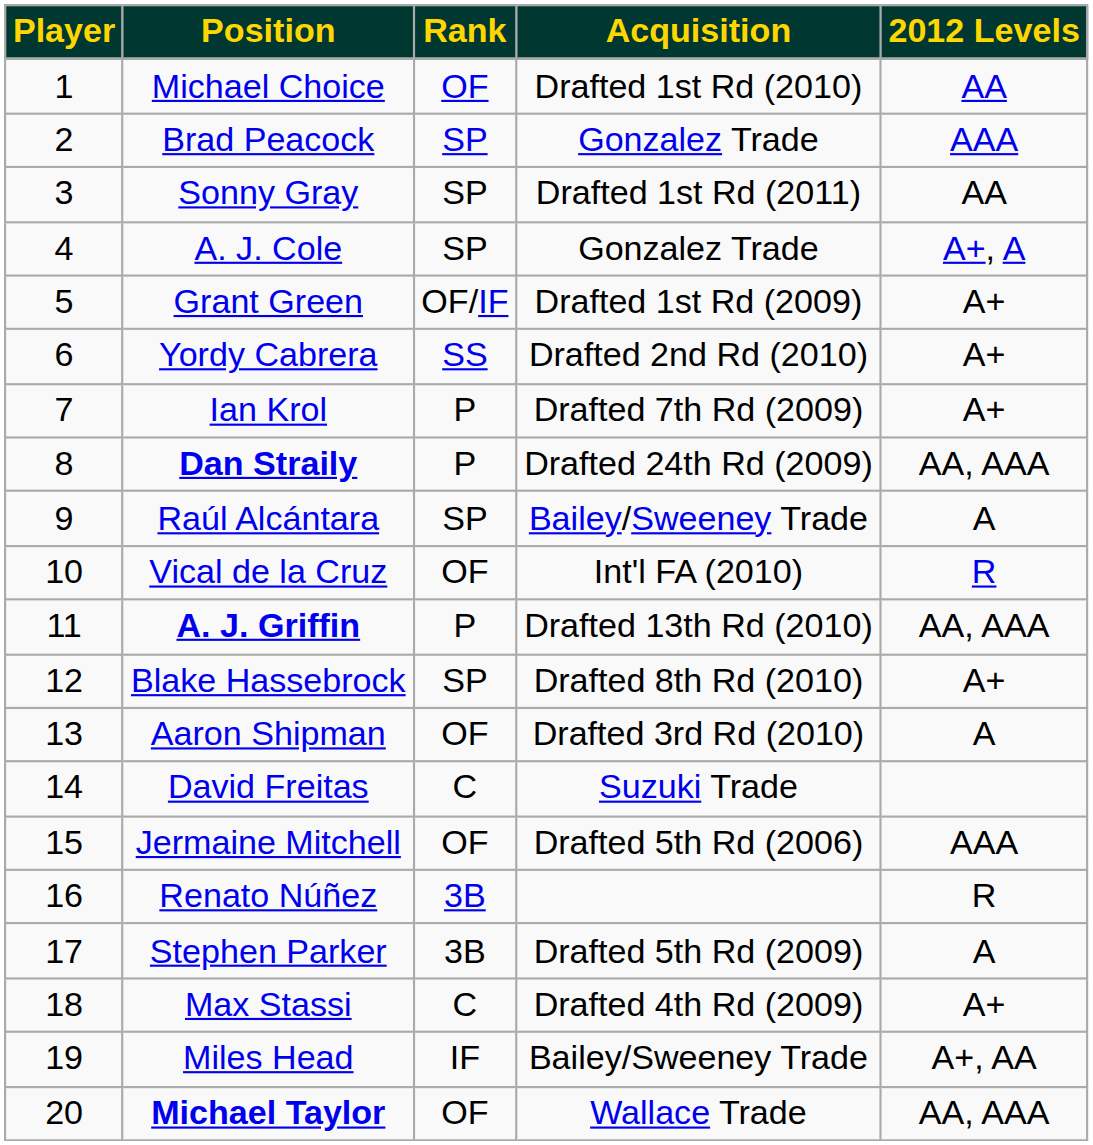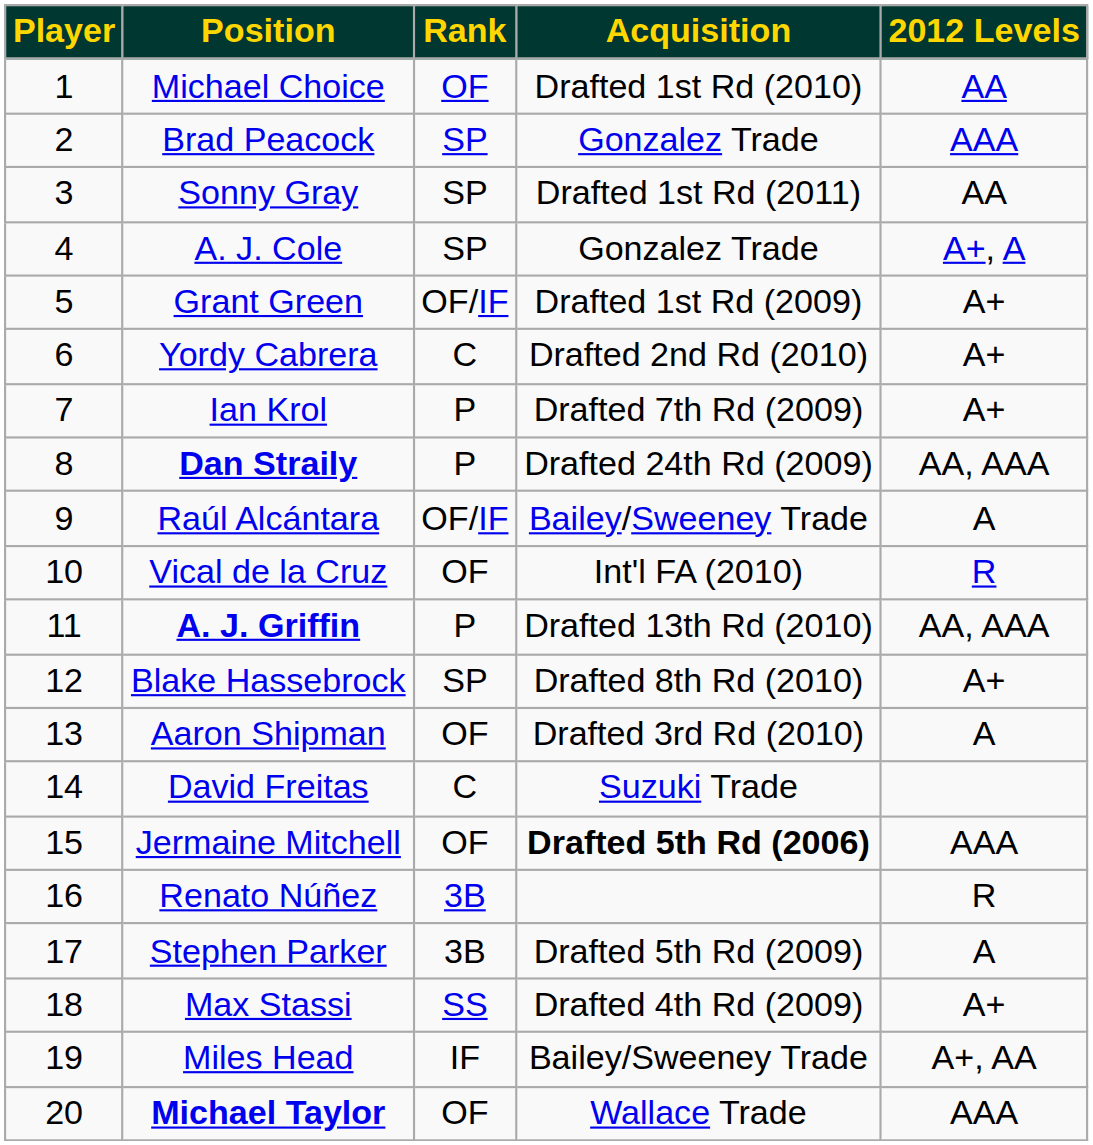(465, 355) SS -> (465, 355) C
(465, 517) SP -> (465, 517) OF/IF
(698, 842) normal -> (698, 842) bold
(465, 1004) C -> (465, 1004) SS
(984, 1112) AA, AAA -> (984, 1112) AAA
